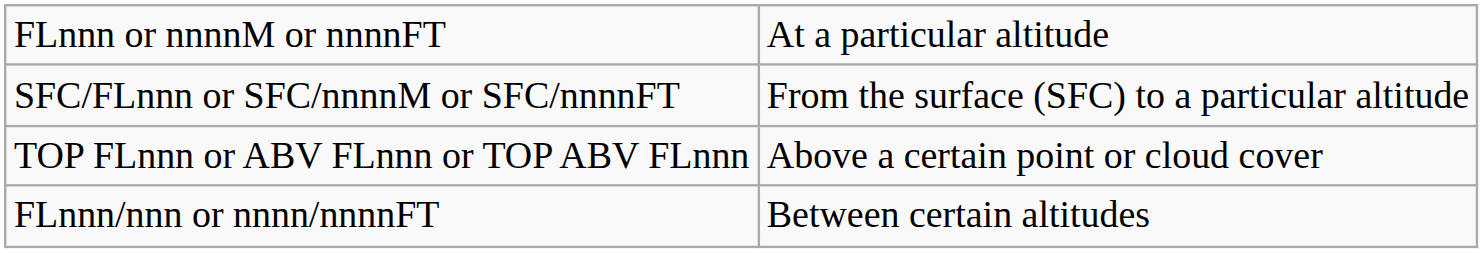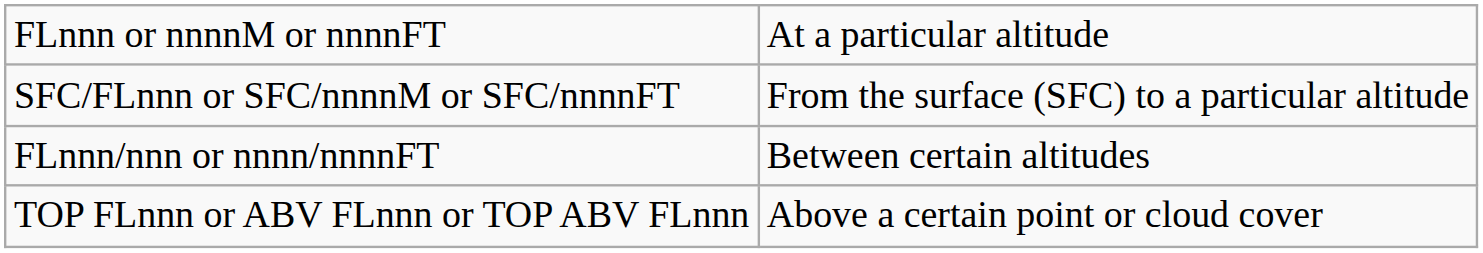rows swapped: (227, 214) <-> (382, 154)
